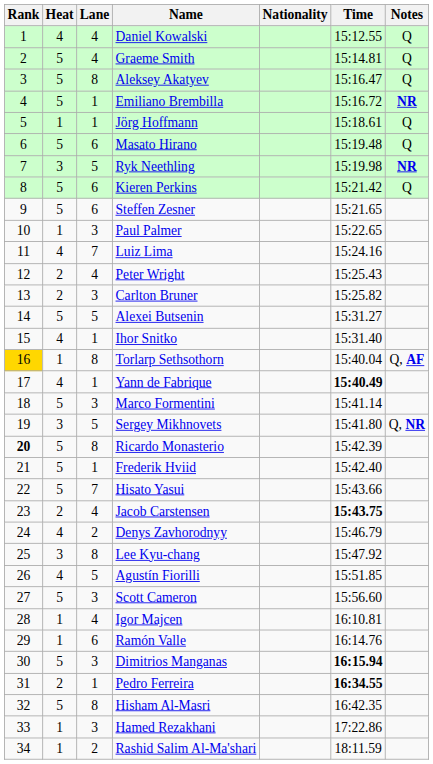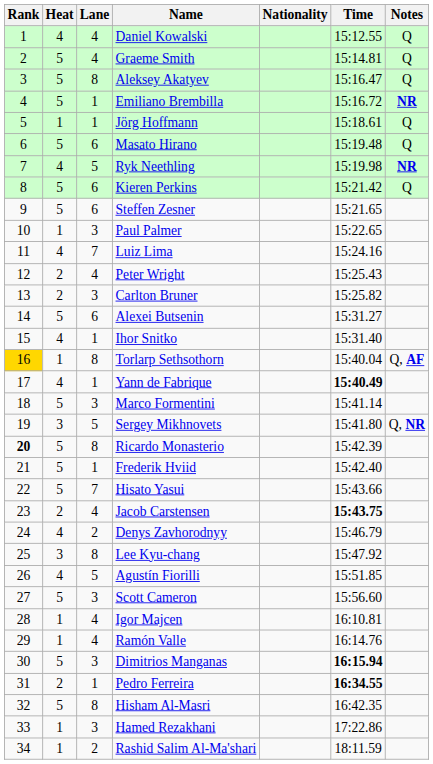(60, 166) 3 -> (60, 166) 4
(95, 317) 5 -> (95, 317) 6
(95, 640) 6 -> (95, 640) 4
